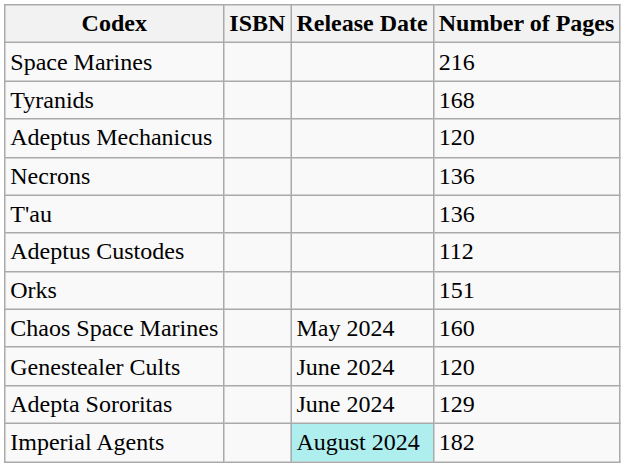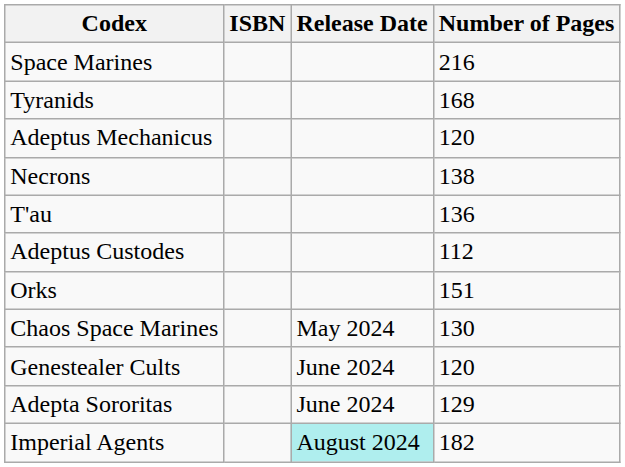(457, 175) 136 -> (457, 175) 138
(457, 328) 160 -> (457, 328) 130
